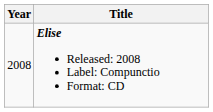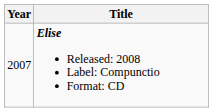(19, 65) 2008 -> (19, 65) 2007
